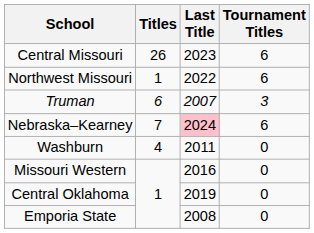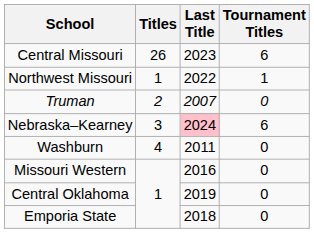(264, 78) 6 -> (264, 78) 1
(158, 101) 6 -> (158, 101) 2
(264, 101) 3 -> (264, 101) 0
(158, 124) 7 -> (158, 124) 3
(200, 217) 2008 -> (200, 217) 2018
